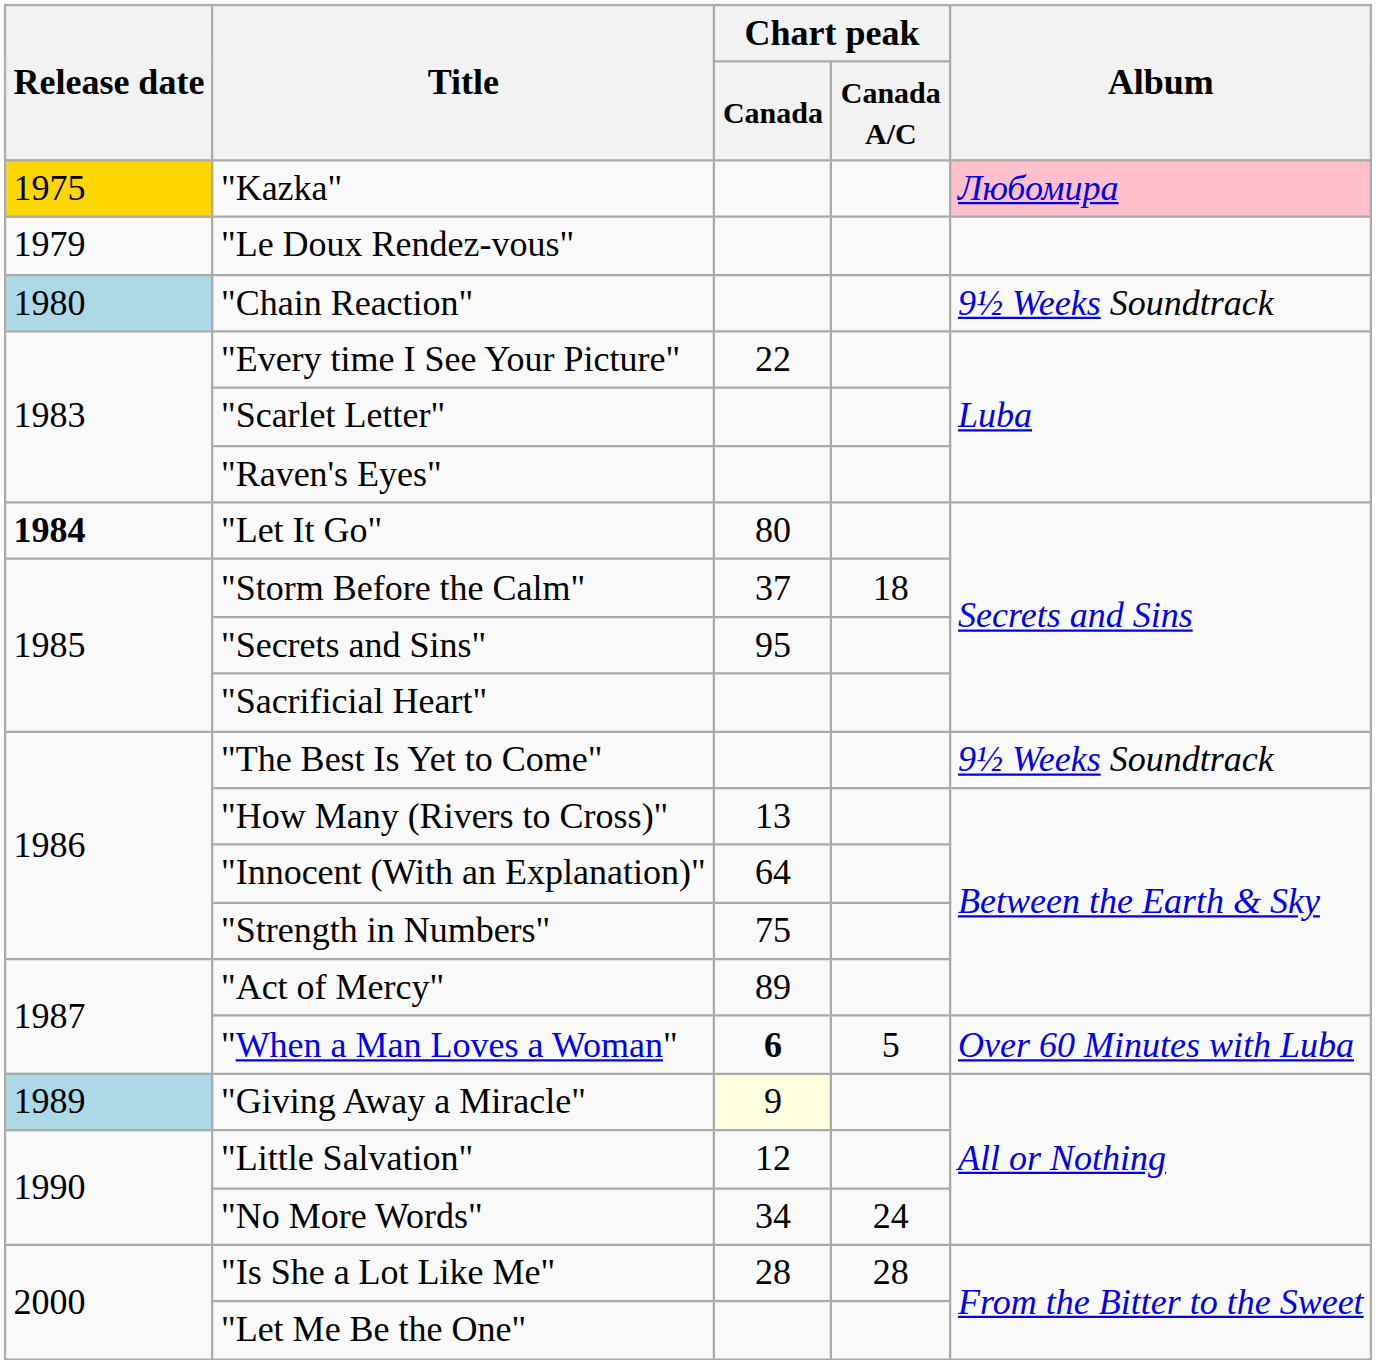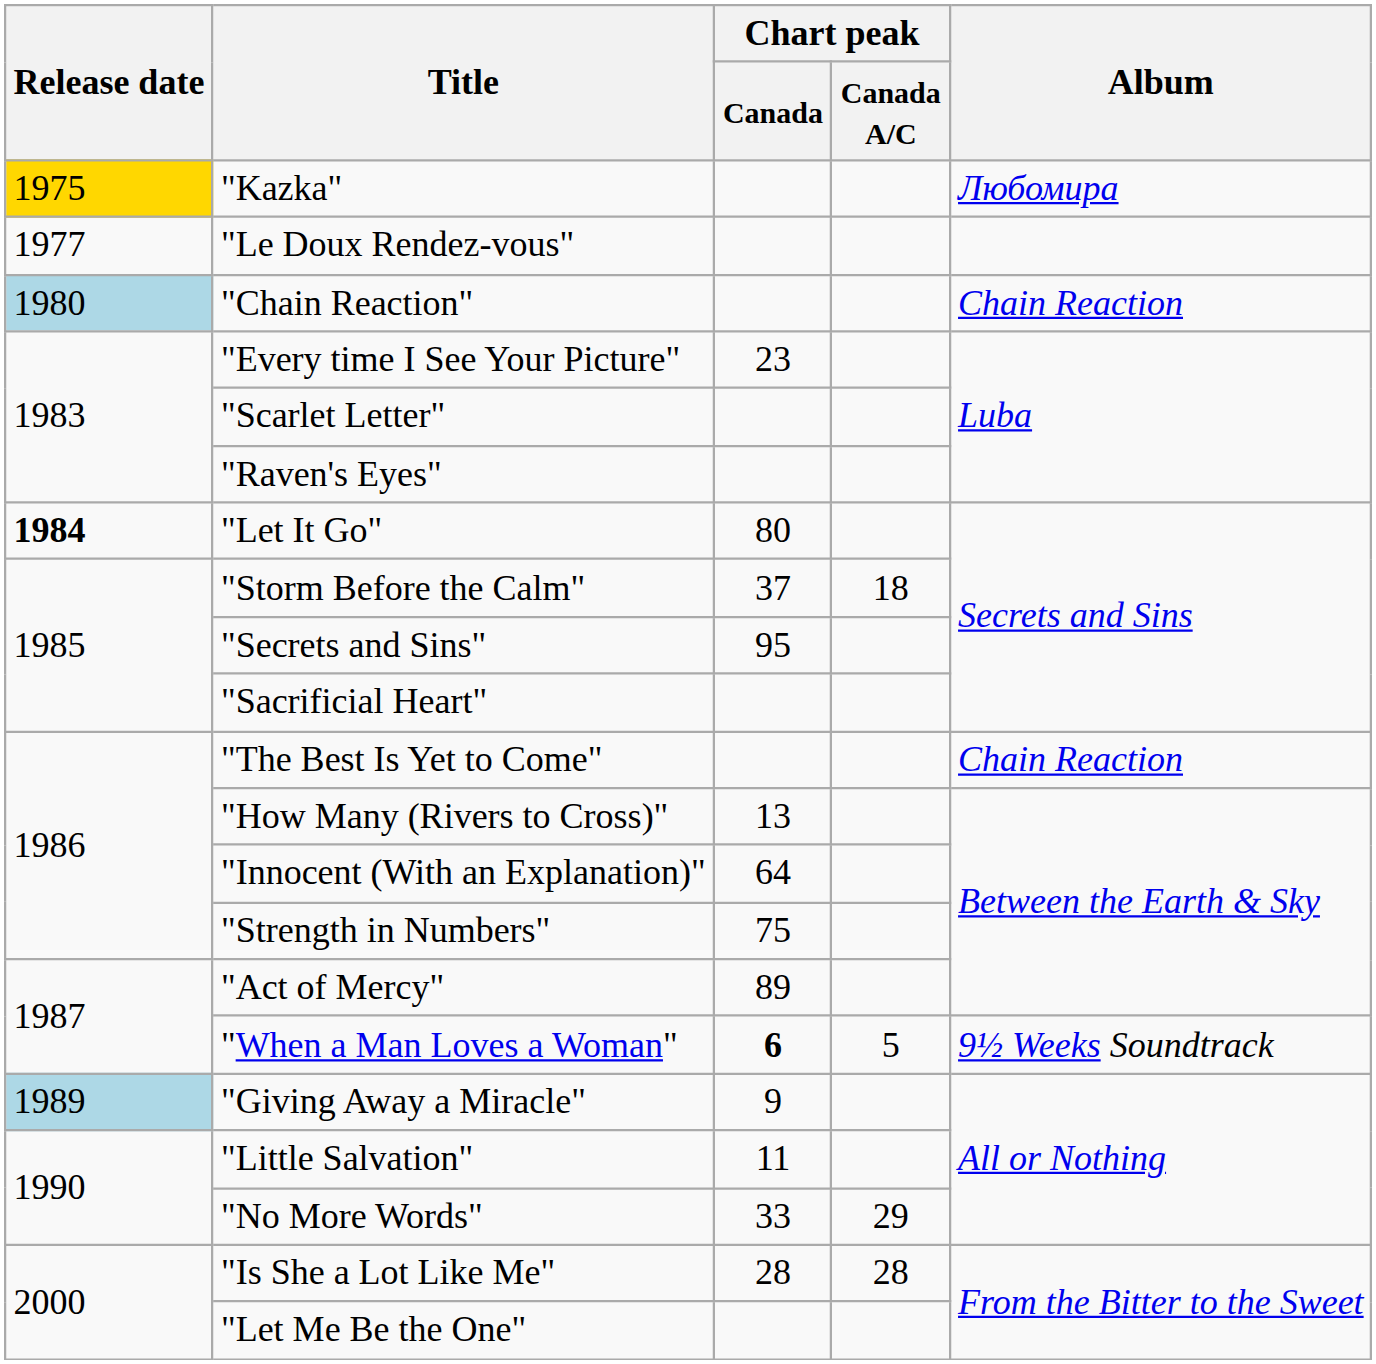(1038, 187) pink background -> (1038, 187) no background
(49, 244) 1979 -> (49, 244) 1977
(1116, 301) 9½ Weeks Soundtrack -> (1071, 301) Chain Reaction
(773, 359) 22 -> (773, 359) 23
(1116, 758) 9½ Weeks Soundtrack -> (1071, 758) Chain Reaction
(1156, 1044) Over 60 Minutes with Luba -> (1116, 1044) 9½ Weeks Soundtrack
(773, 1101) lightyellow background -> (773, 1101) no background
(773, 1158) 12 -> (773, 1158) 11
(773, 1215) 34 -> (773, 1215) 33
(891, 1215) 24 -> (891, 1215) 29
